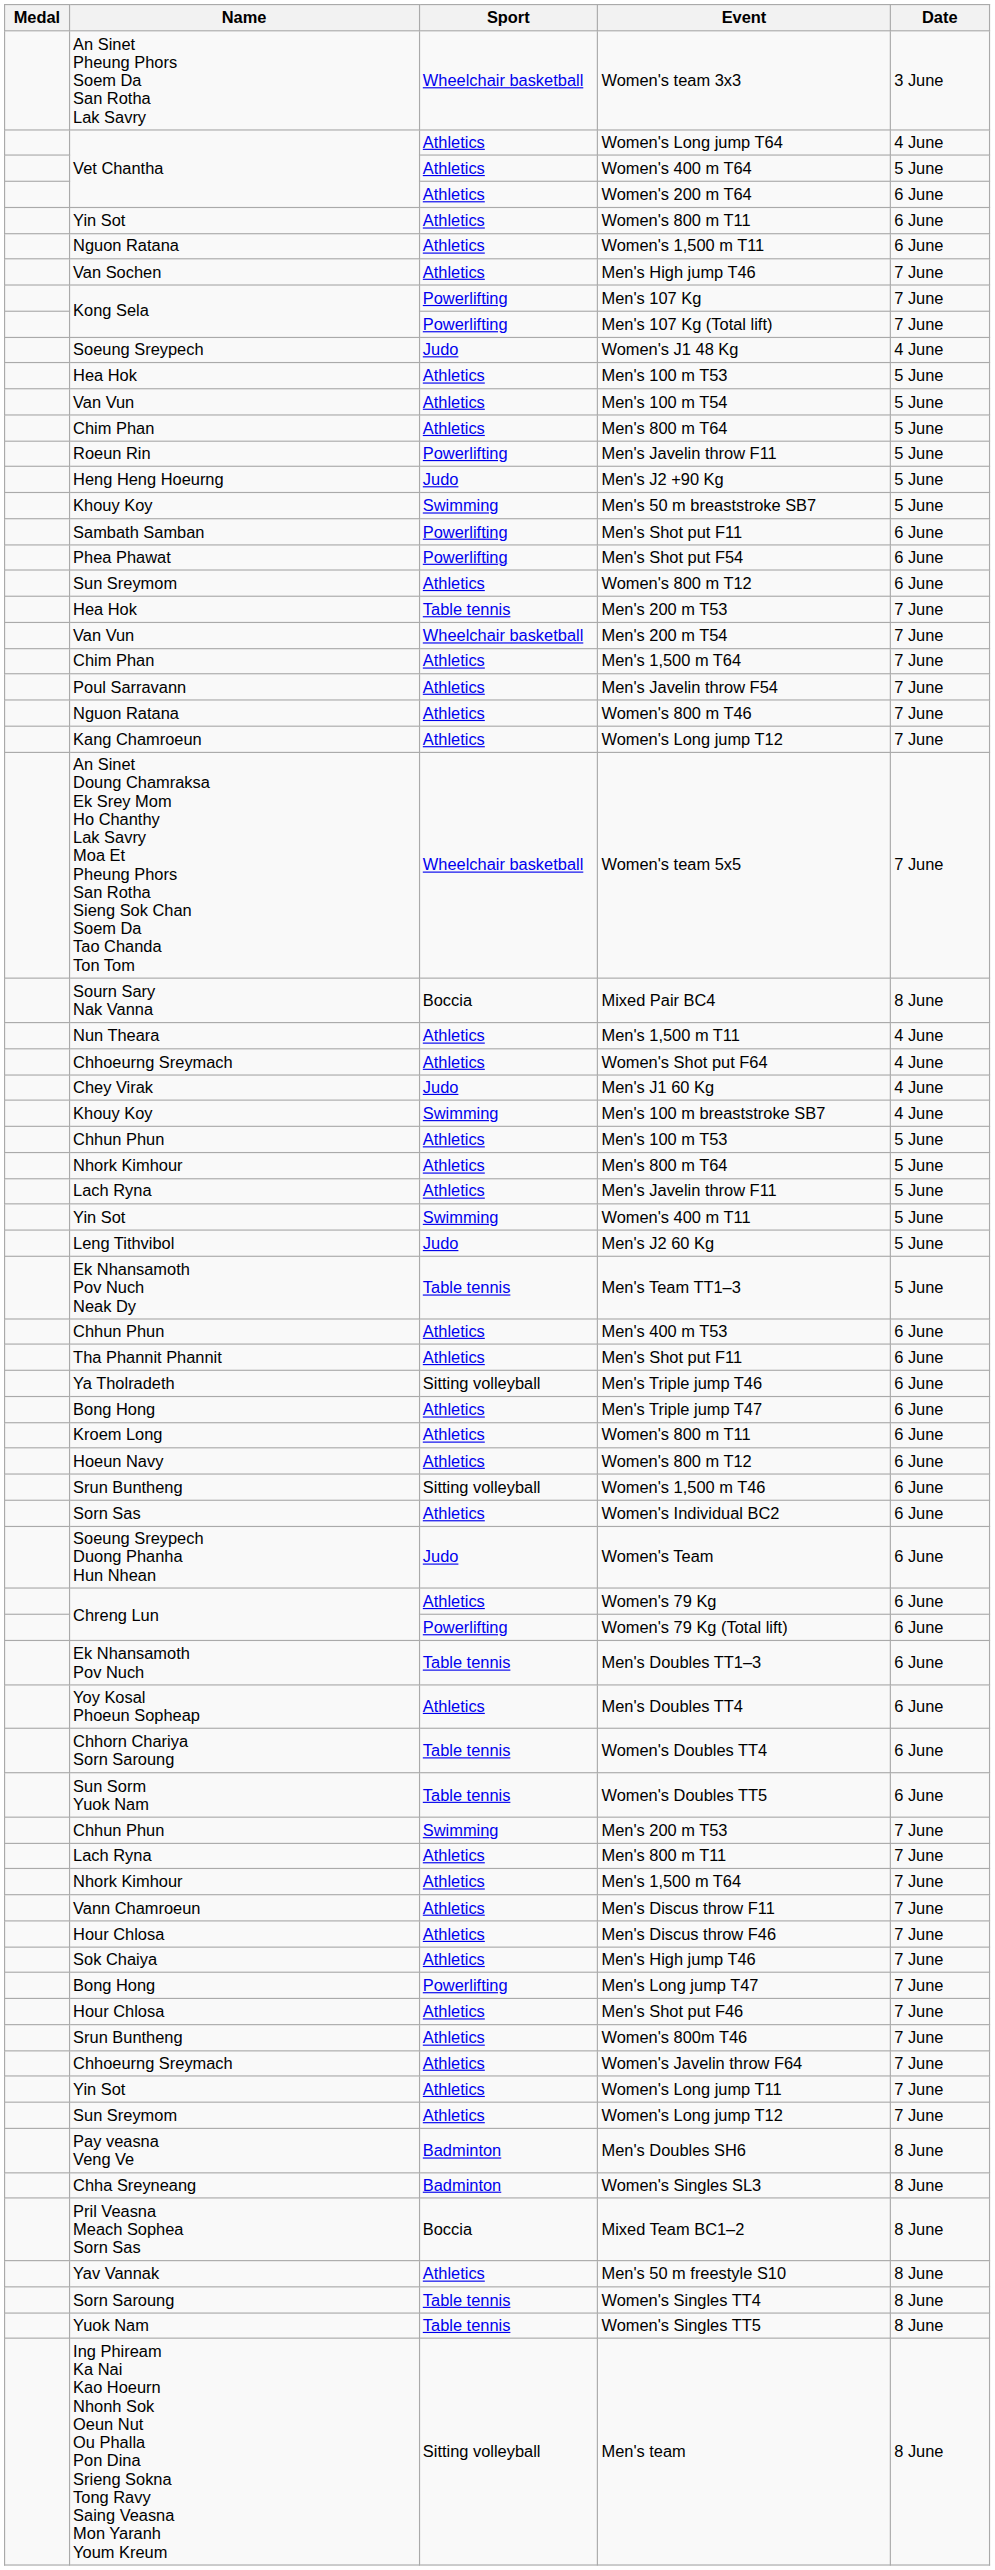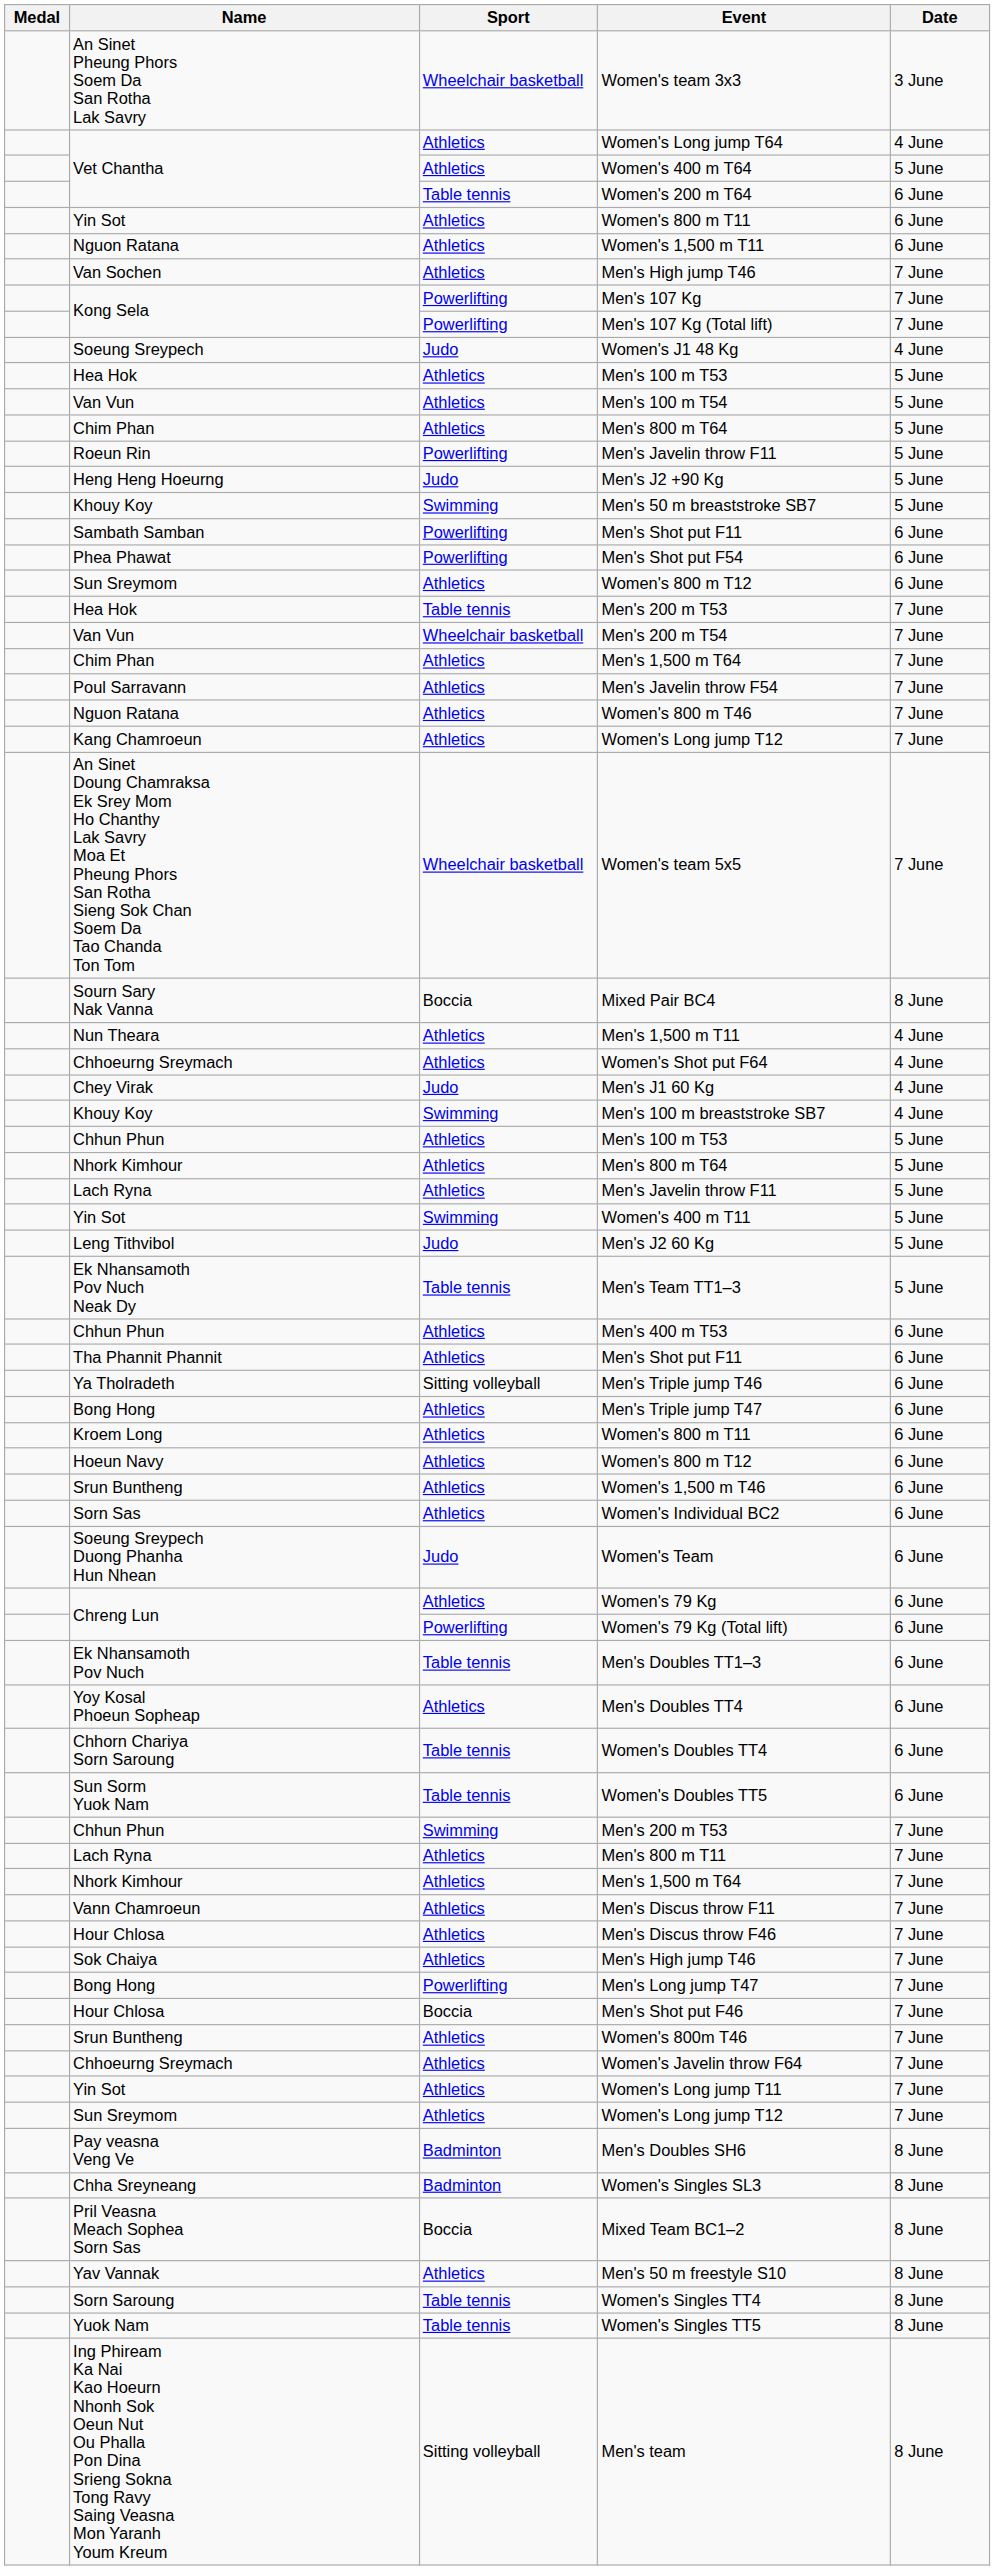(454, 195) Athletics -> (467, 195) Table tennis
(482, 1487) Sitting volleyball -> (454, 1487) Athletics
(454, 2012) Athletics -> (447, 2012) Boccia
